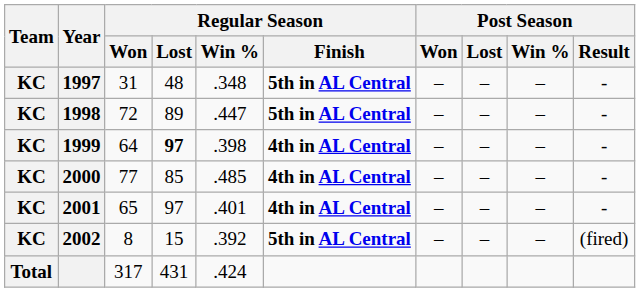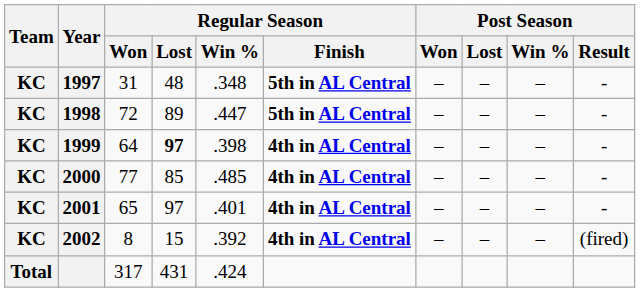(339, 239) 5th in AL Central -> (339, 239) 4th in AL Central
